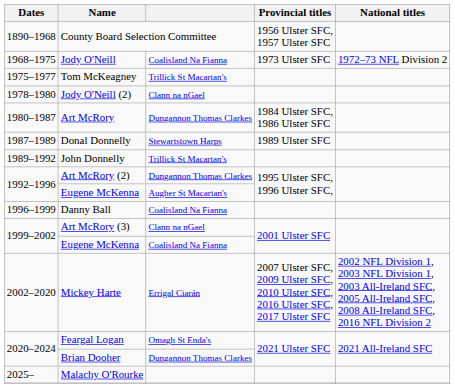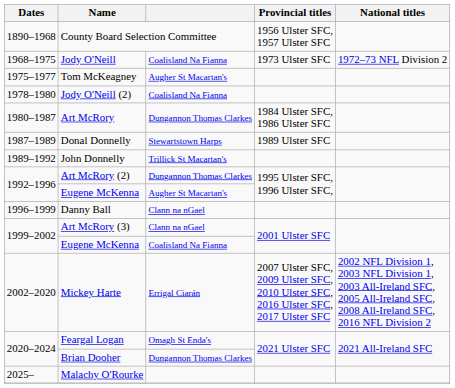(188, 77) Trillick St Macartan's -> (188, 77) Augher St Macartan's
(177, 95) Clann na nGael -> (188, 95) Coalisland Na Fianna
(188, 210) Coalisland Na Fianna -> (177, 210) Clann na nGael
